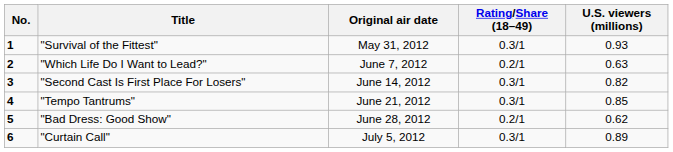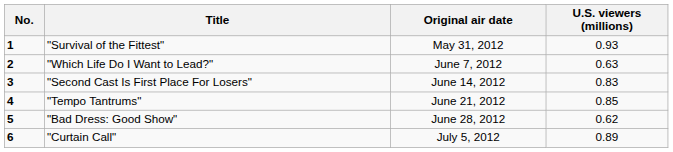- column: (512, 20)
(617, 82) 0.82 -> (607, 82) 0.83
